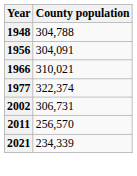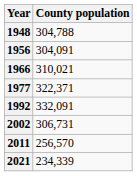(55, 87) 322,374 -> (55, 87) 322,371
+ row: (19, 106)
